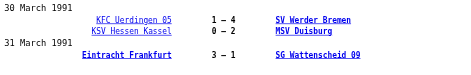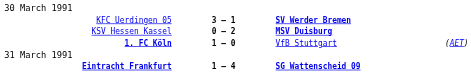(224, 20) 1 – 4 -> (224, 20) 3 – 1
+ row: (148, 43)
(224, 55) 3 – 1 -> (224, 66) 1 – 4
